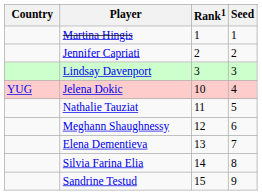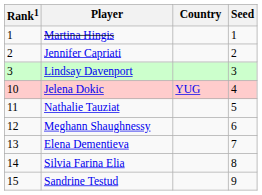columns swapped: (32, 15) <-> (210, 15)
